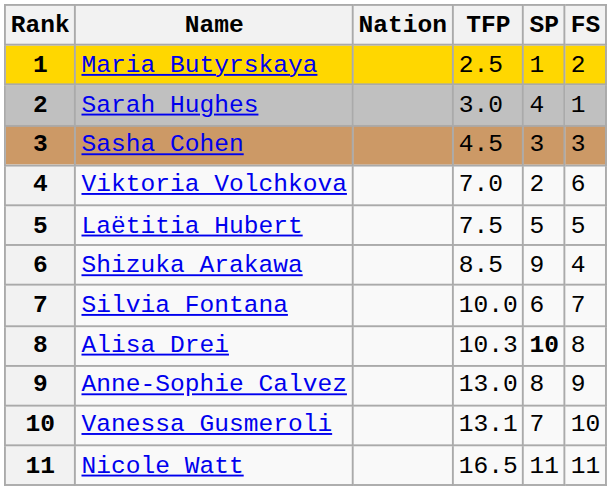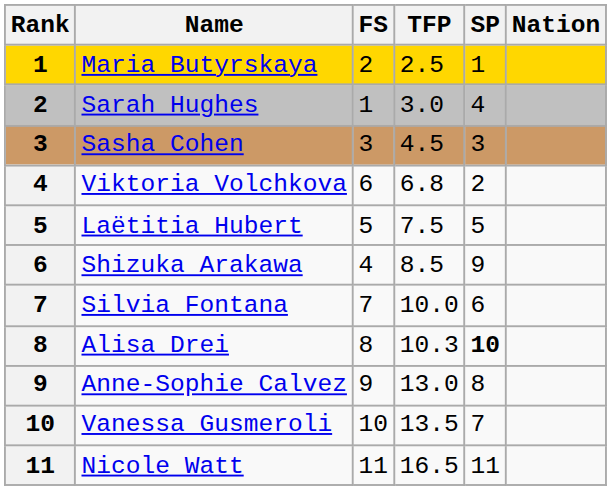columns swapped: (403, 25) <-> (585, 25)
(481, 185) 7.0 -> (422, 185) 6.8
(488, 425) 13.1 -> (429, 425) 13.5
